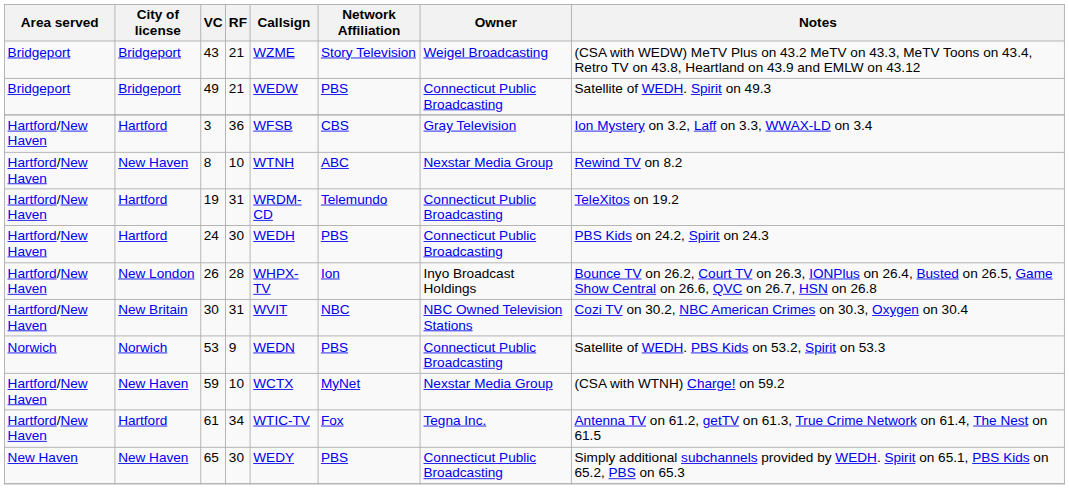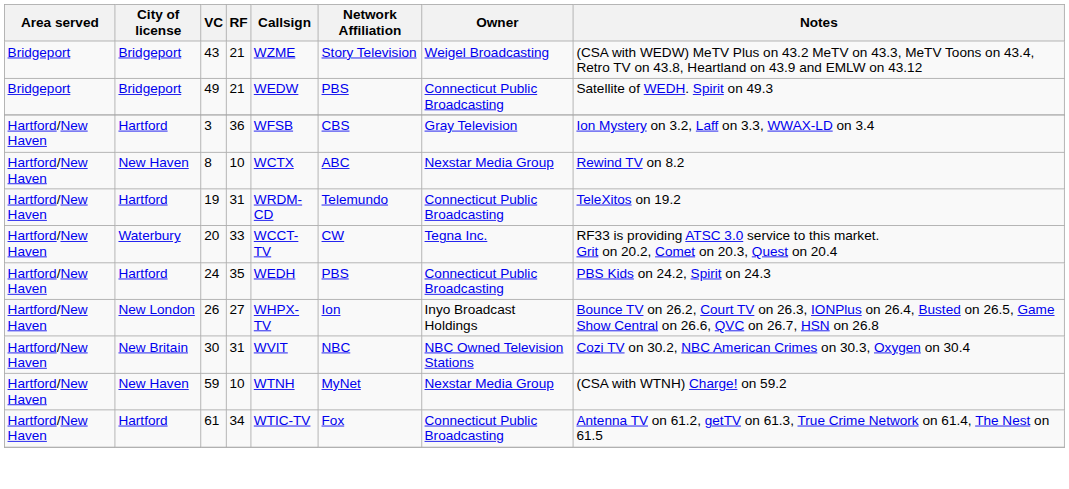(274, 162) WTNH -> (274, 162) WCTX
+ row: (212, 236)
(236, 236) 30 -> (237, 273) 35
(236, 273) 28 -> (237, 310) 27
- row: (211, 347)
(273, 383) WCTX -> (274, 383) WTNH
(455, 420) Tegna Inc. -> (481, 428) Connecticut Public Broadcasting
- row: (211, 457)
